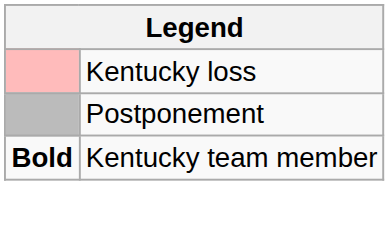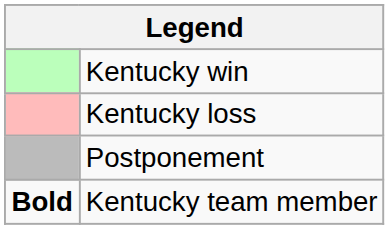+ row: (167, 71)
